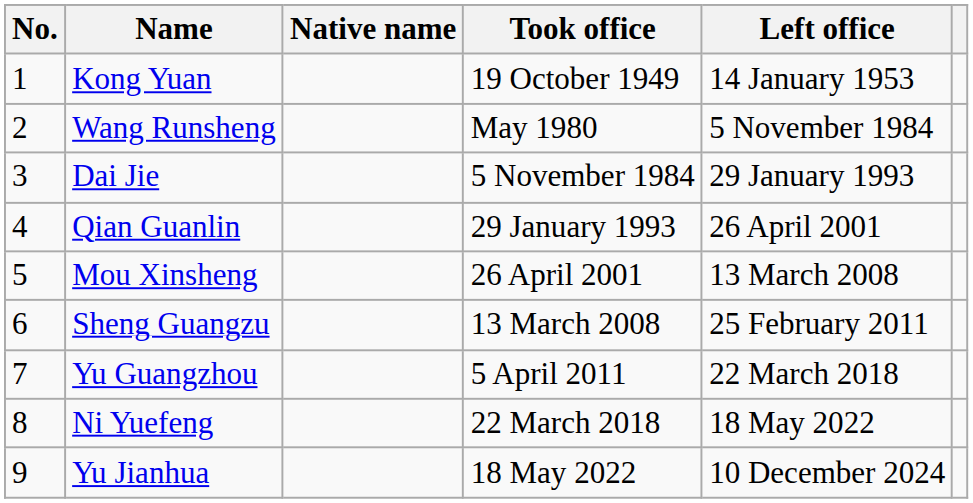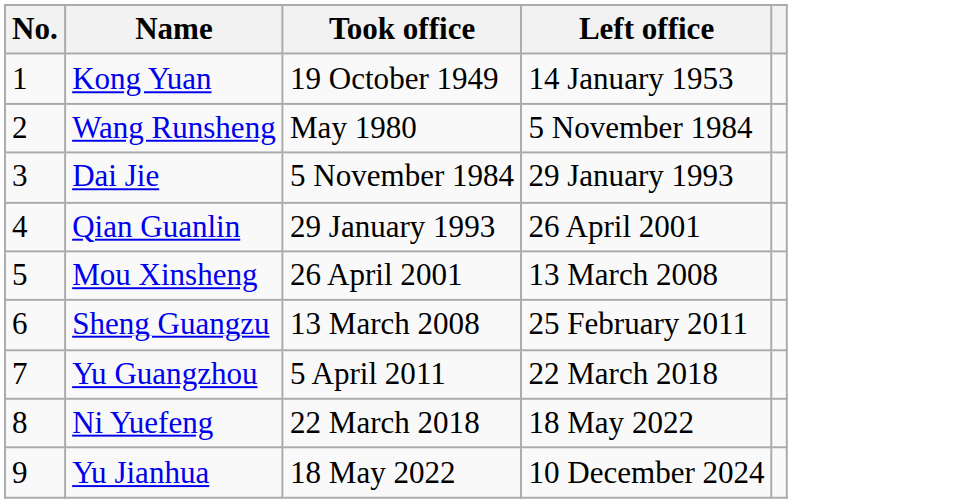- column: (373, 29)
